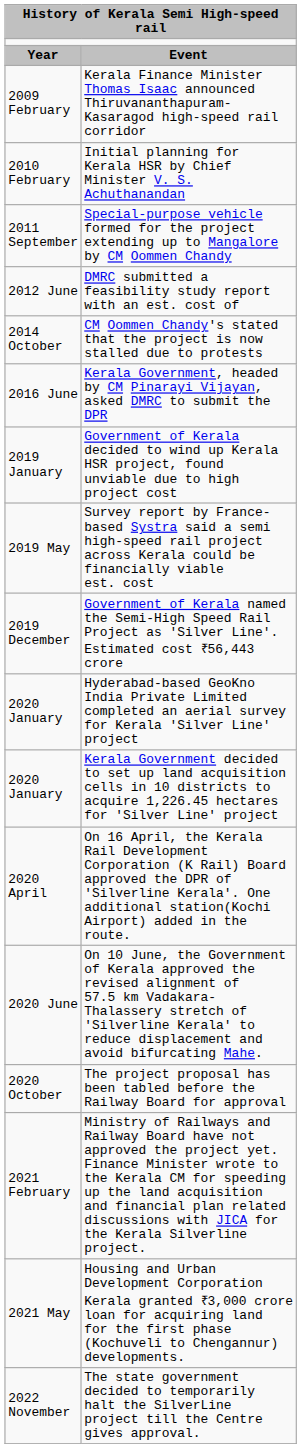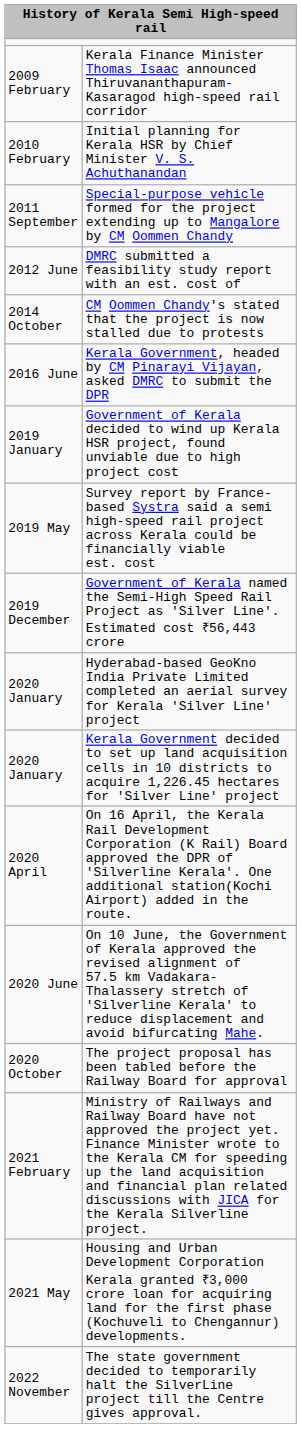- row: (189, 55)
